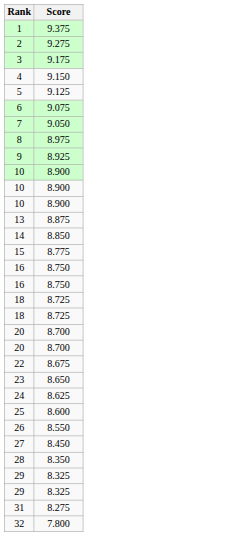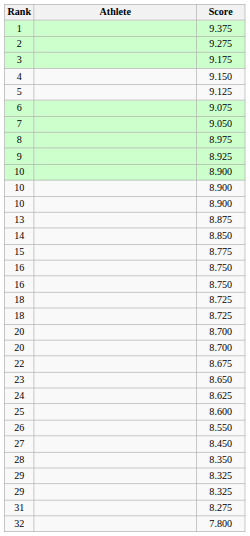+ column: (115, 12)
